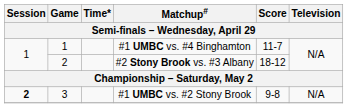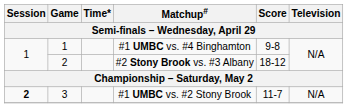(273, 47) 11-7 -> (273, 47) 9-8
(273, 95) 9-8 -> (273, 95) 11-7
